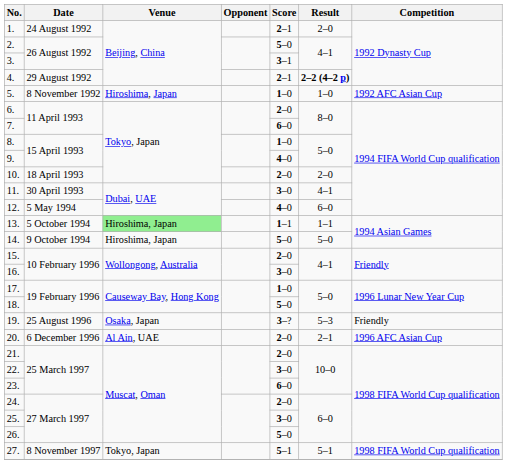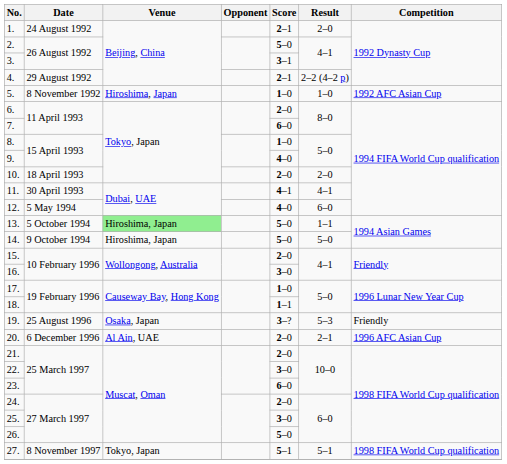(325, 77) bold -> (325, 77) normal
(284, 191) 3–0 -> (284, 191) 4–1
(284, 223) 1–1 -> (284, 223) 5–0
(284, 304) 5–0 -> (284, 304) 1–1
